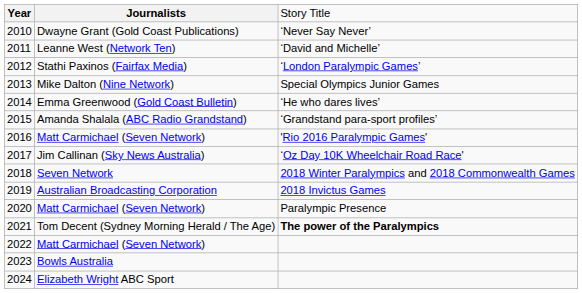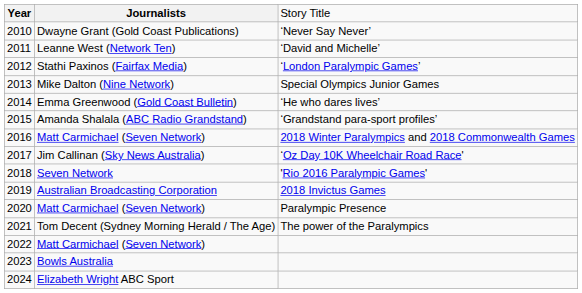(354, 137) 'Rio 2016 Paralympic Games' -> (428, 137) 2018 Winter Paralympics and 2018 Commonwealth Games
(428, 173) 2018 Winter Paralympics and 2018 Commonwealth Games -> (354, 173) 'Rio 2016 Paralympic Games'
(360, 226) bold -> (354, 226) normal
